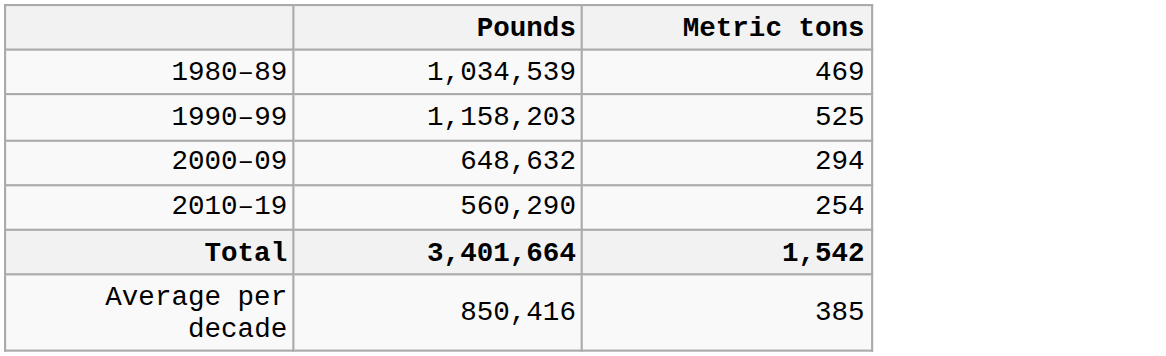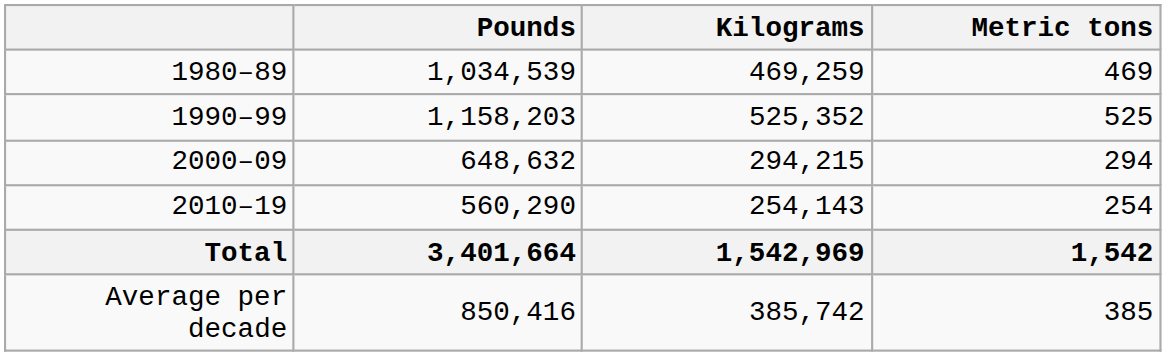+ column: (790, 28)
